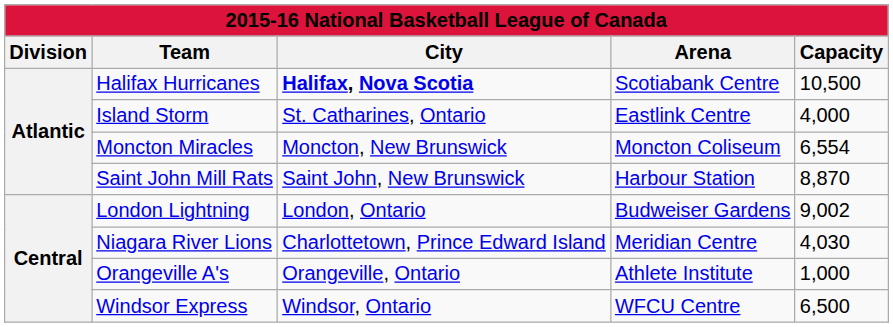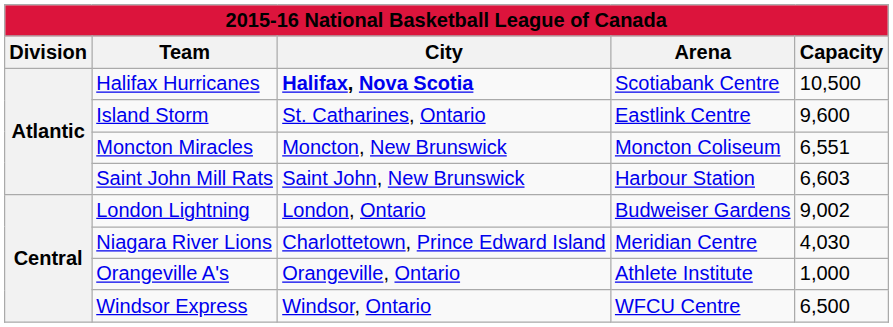(825, 115) 4,000 -> (825, 115) 9,600
(825, 147) 6,554 -> (825, 147) 6,551
(825, 178) 8,870 -> (825, 178) 6,603
